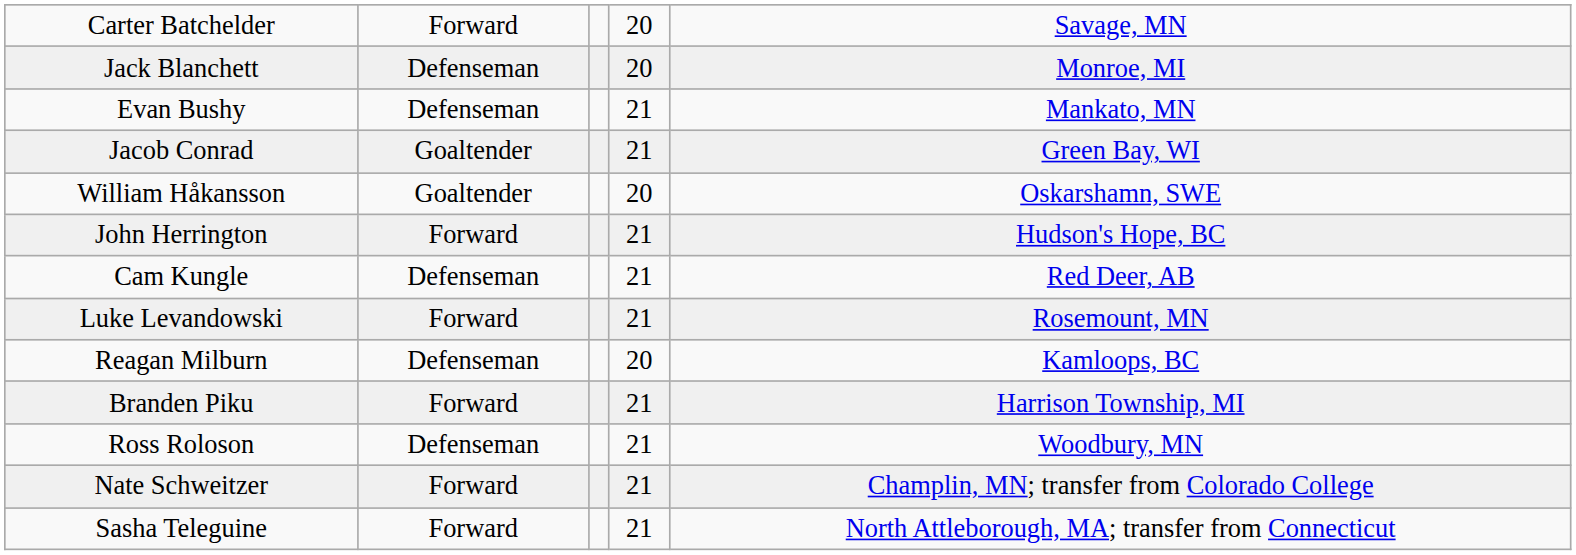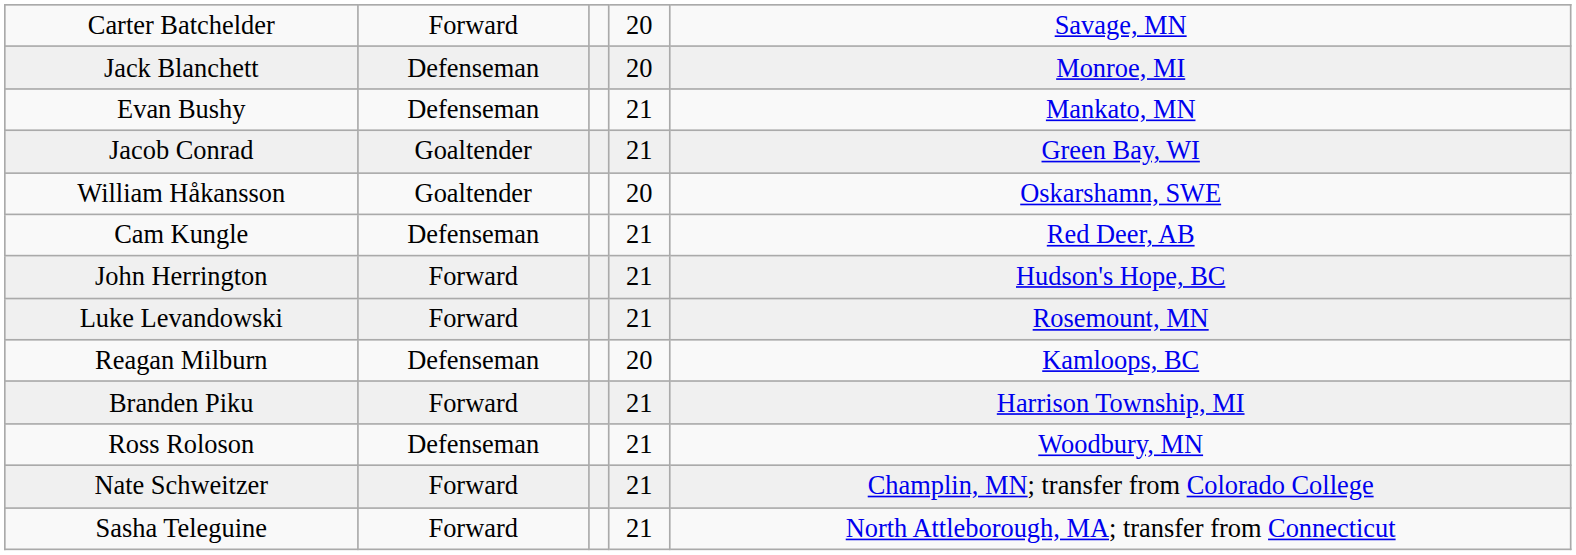rows swapped: (181, 234) <-> (181, 276)
